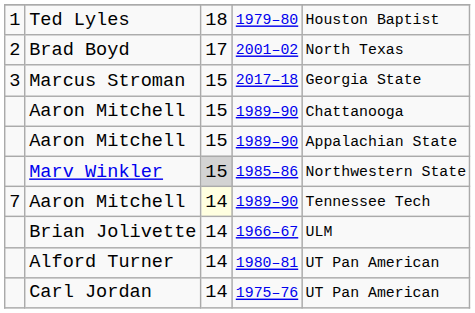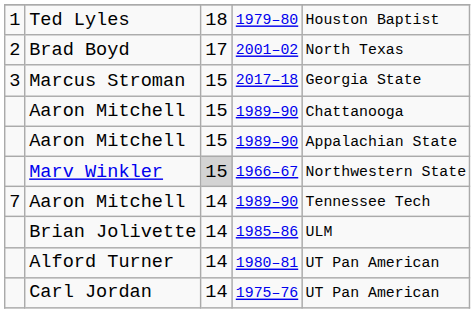(267, 171) 1985–86 -> (267, 171) 1966–67
(217, 202) lightyellow background -> (217, 202) no background
(267, 232) 1966–67 -> (267, 232) 1985–86
